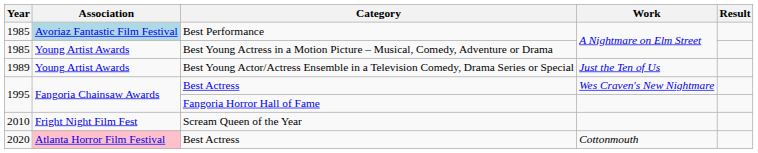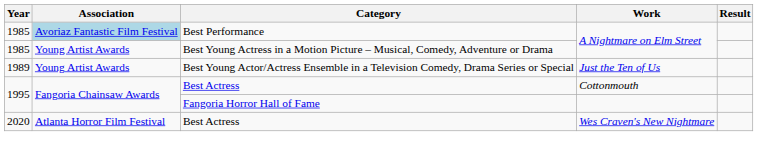(647, 85) Wes Craven's New Nightmare -> (609, 85) Cottonmouth
- row: (18, 121)
(100, 139) pink background -> (100, 121) no background
(609, 139) Cottonmouth -> (647, 121) Wes Craven's New Nightmare
